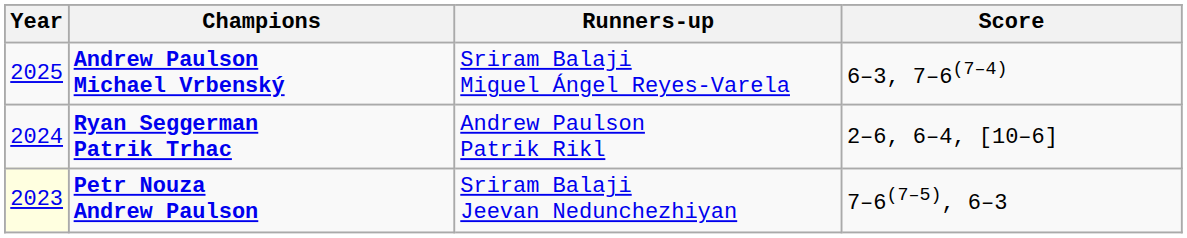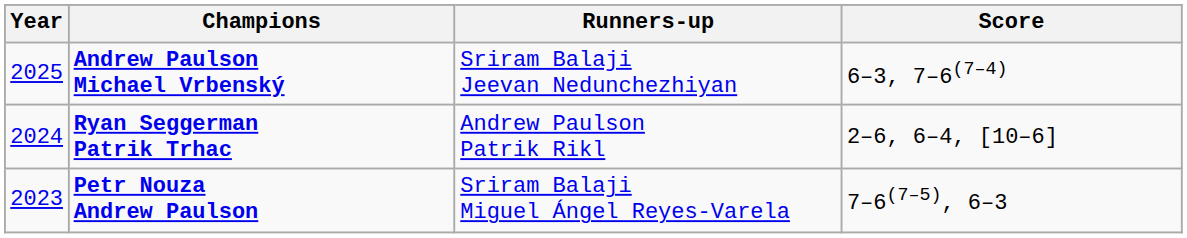(625, 73) Sriram Balaji Miguel Ángel Reyes-Varela -> (599, 73) Sriram Balaji Jeevan Nedunchezhiyan
(37, 200) lightyellow background -> (37, 200) no background
(599, 200) Sriram Balaji Jeevan Nedunchezhiyan -> (625, 200) Sriram Balaji Miguel Ángel Reyes-Varela
